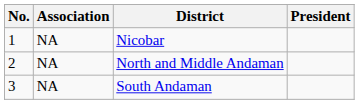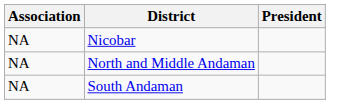- column: (19, 16)
